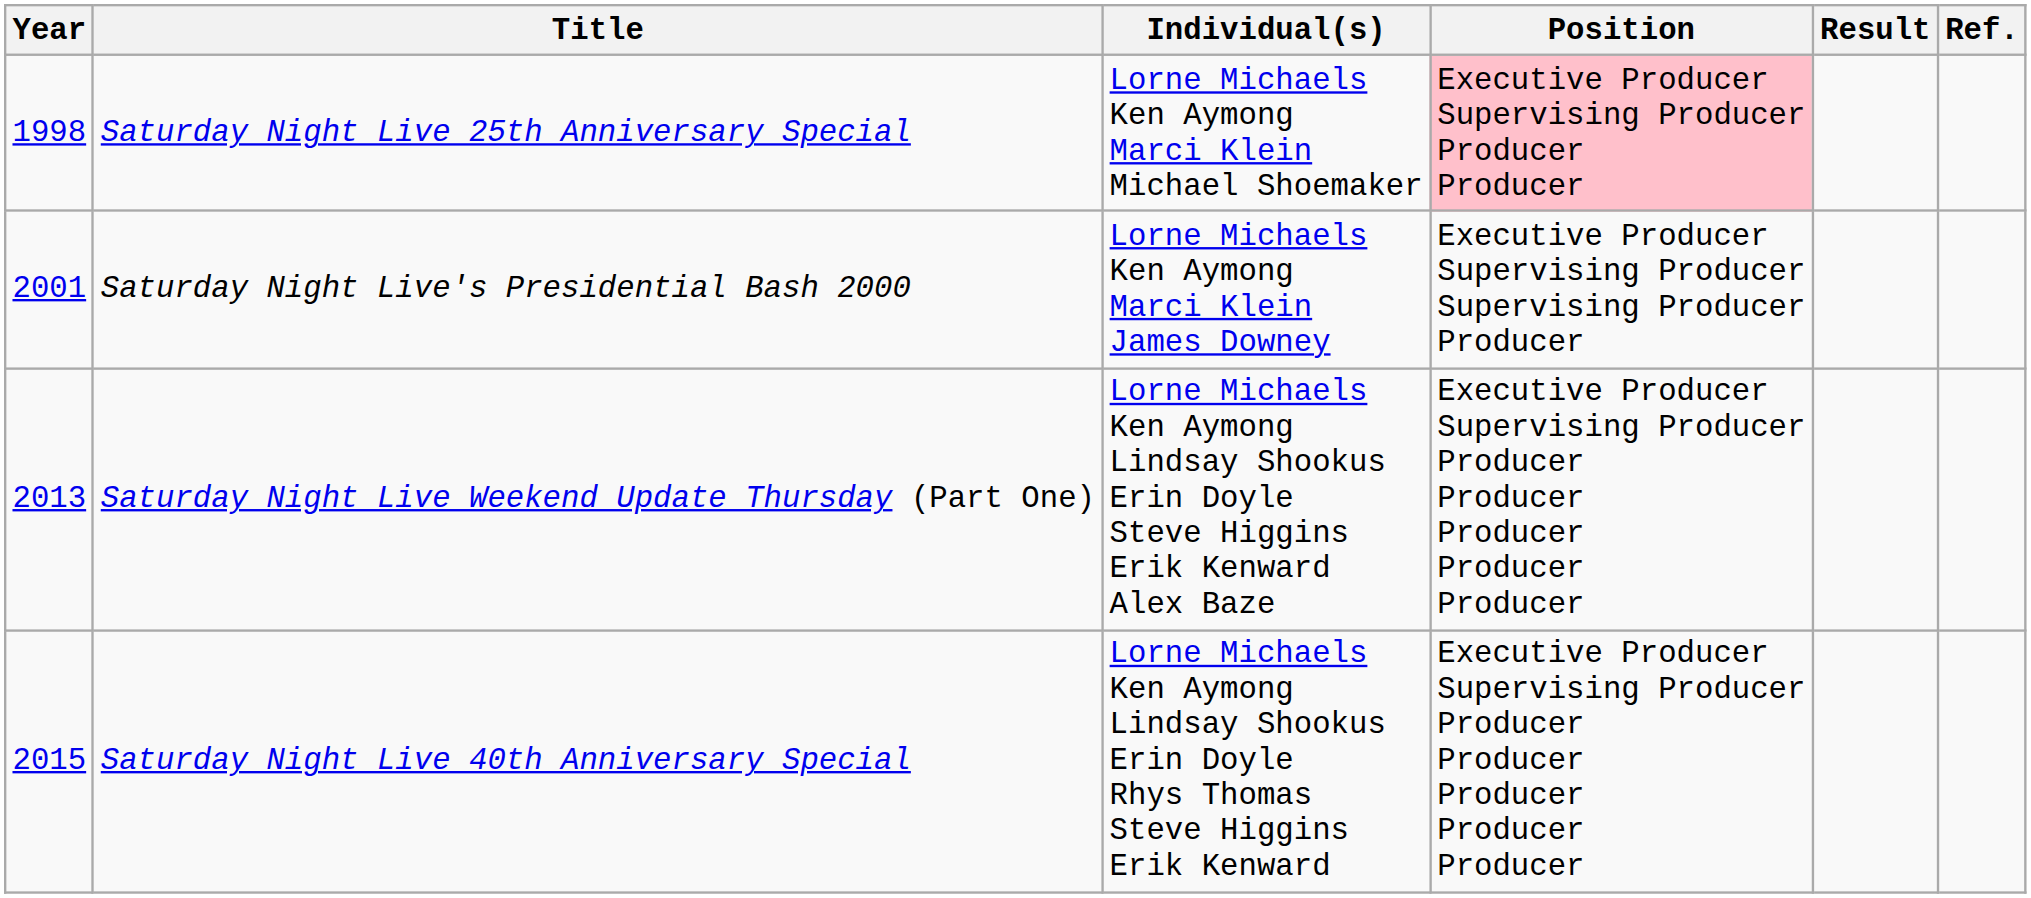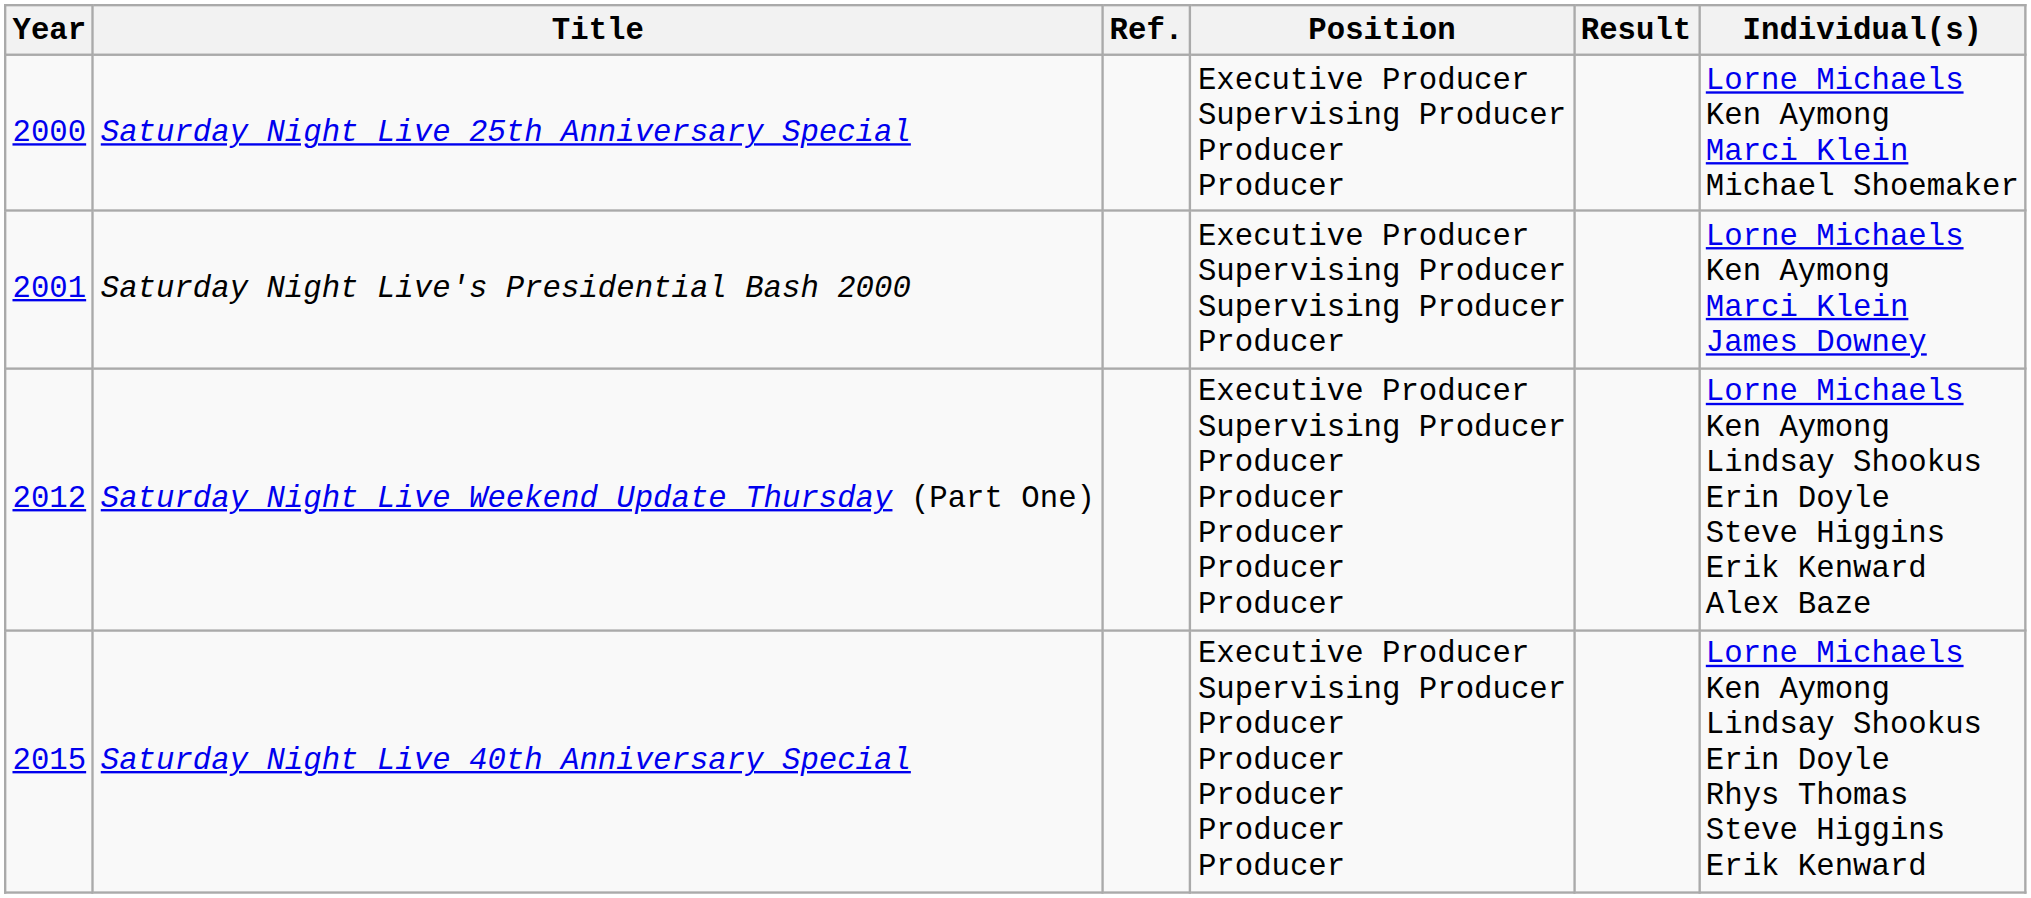columns swapped: (1266, 30) <-> (1982, 30)
(49, 133) 1998 -> (49, 133) 2000
(1621, 133) pink background -> (1382, 133) no background
(49, 499) 2013 -> (49, 499) 2012
